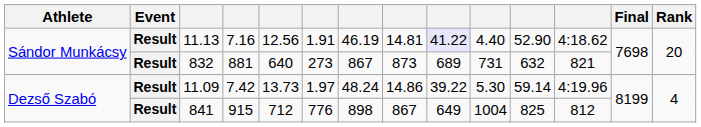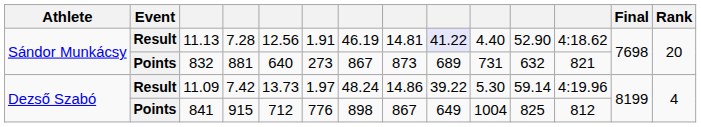(241, 40) 7.16 -> (241, 40) 7.28
(155, 63) Result -> (155, 63) Points
(155, 110) Result -> (155, 110) Points
